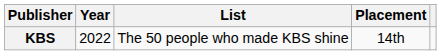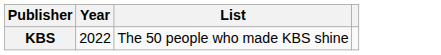- column: (391, 15)
